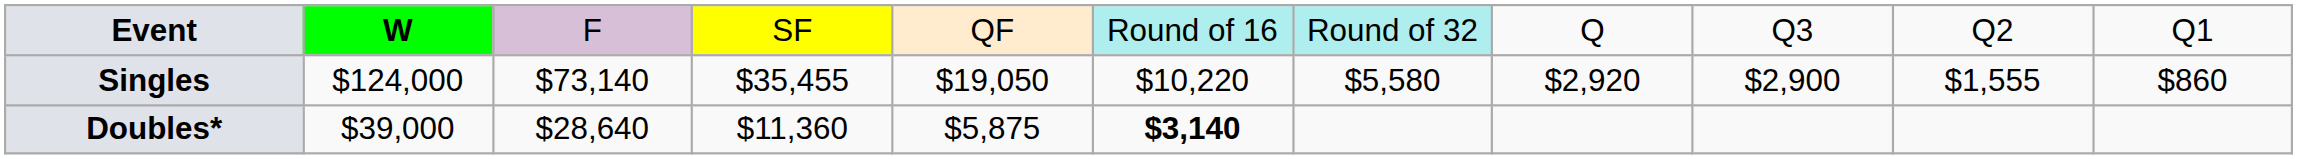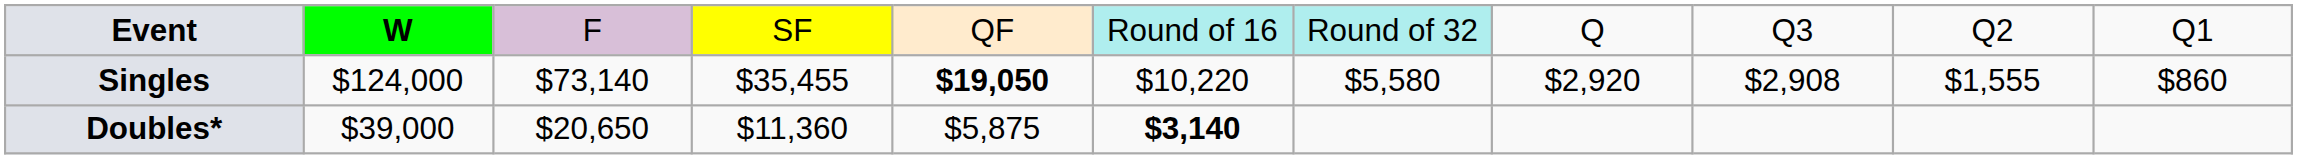(992, 80) normal -> (992, 80) bold
(1792, 80) $2,900 -> (1792, 80) $2,908
(592, 129) $28,640 -> (592, 129) $20,650
